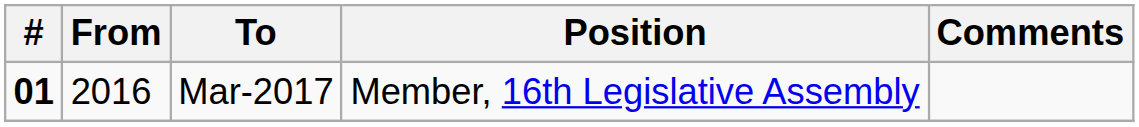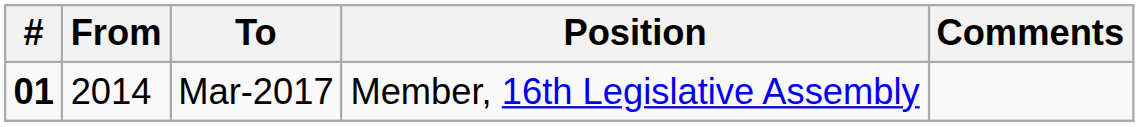(111, 90) 2016 -> (111, 90) 2014
